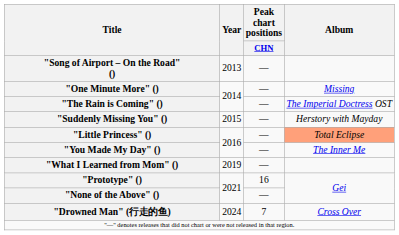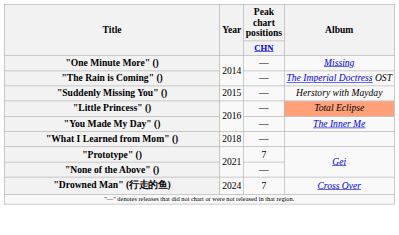- row: (112, 68)
(232, 165) 2019 -> (232, 139) 2018
(264, 180) 16 -> (264, 154) 7
